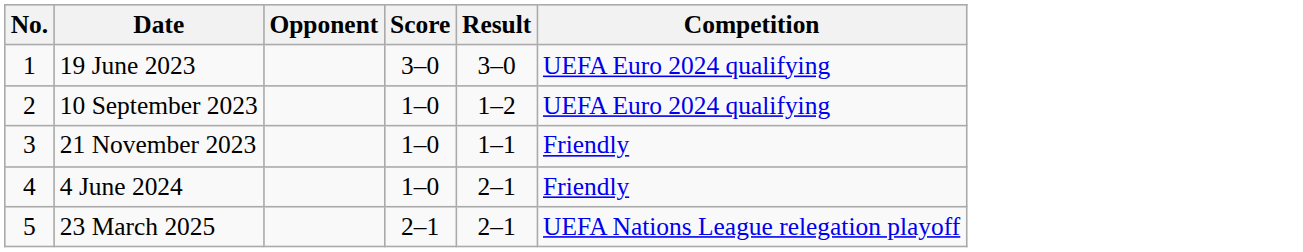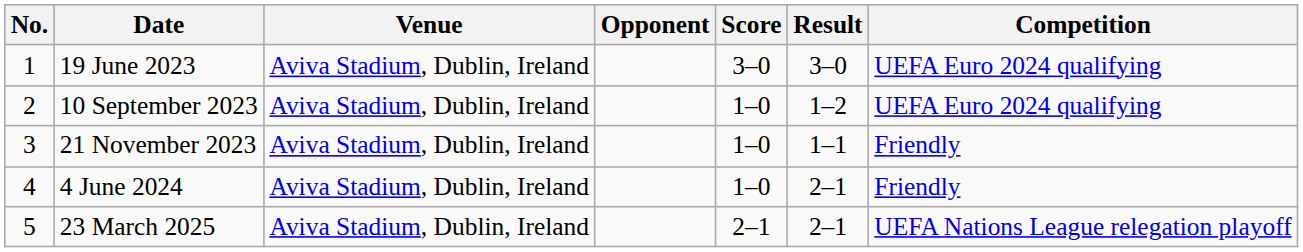+ column: (429, 24)
